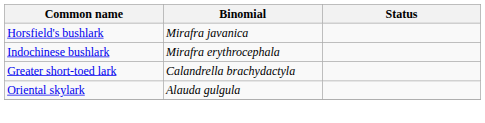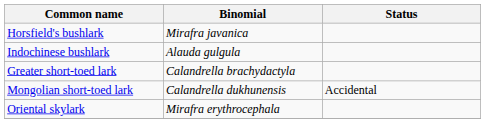(223, 52) Mirafra erythrocephala -> (203, 52) Alauda gulgula
+ row: (70, 90)
(203, 90) Alauda gulgula -> (223, 109) Mirafra erythrocephala
